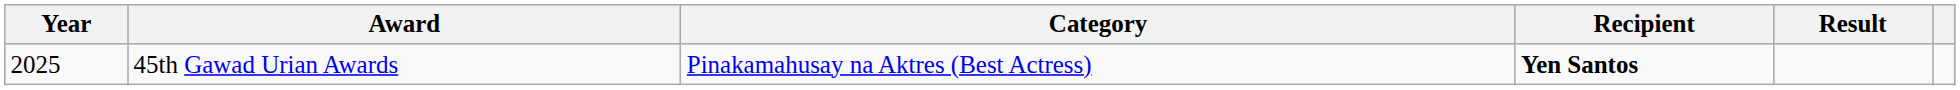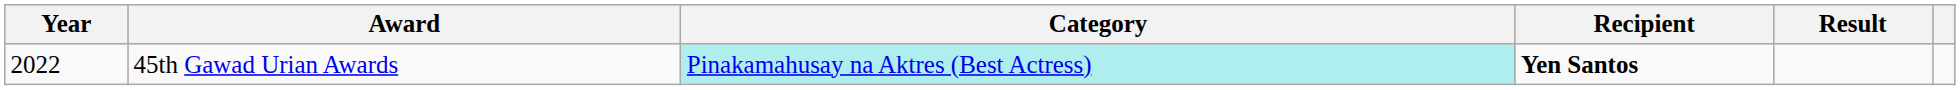(35, 63) 2025 -> (35, 63) 2022
(889, 63) no background -> (889, 63) paleturquoise background
